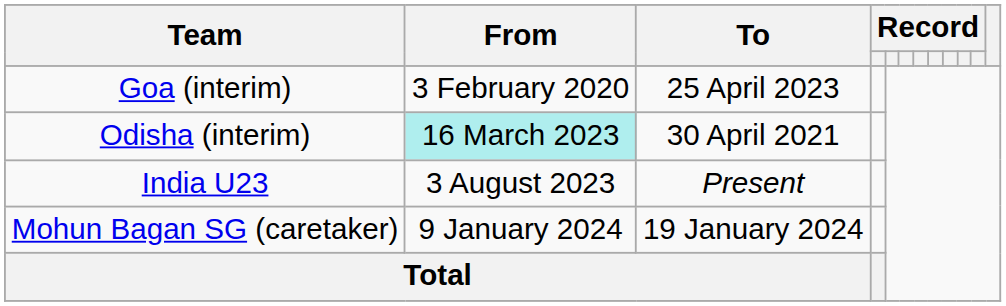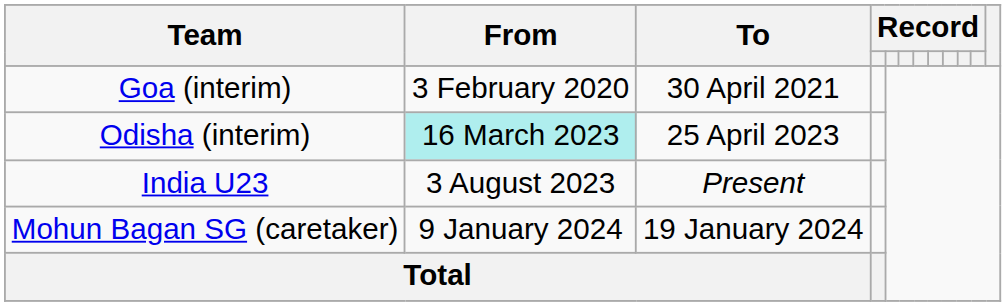(753, 88) 25 April 2023 -> (753, 88) 30 April 2021
(753, 135) 30 April 2021 -> (753, 135) 25 April 2023
